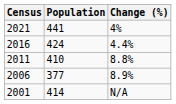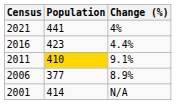(55, 44) 424 -> (55, 44) 423
(55, 60) no background -> (55, 60) gold background
(122, 60) 8.8% -> (122, 60) 9.1%
